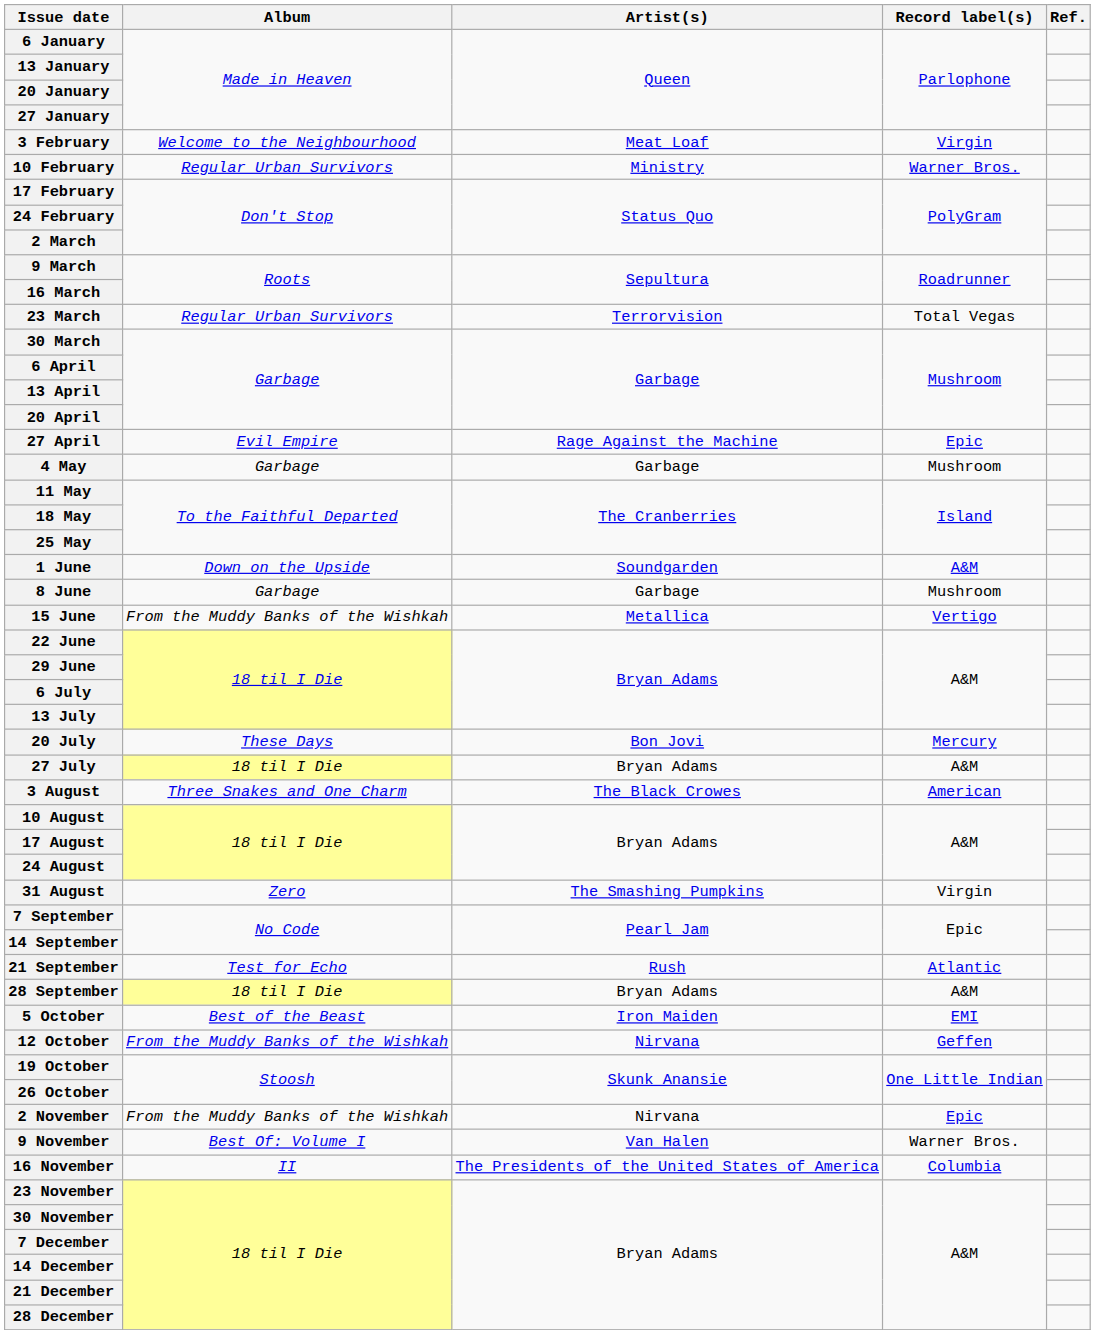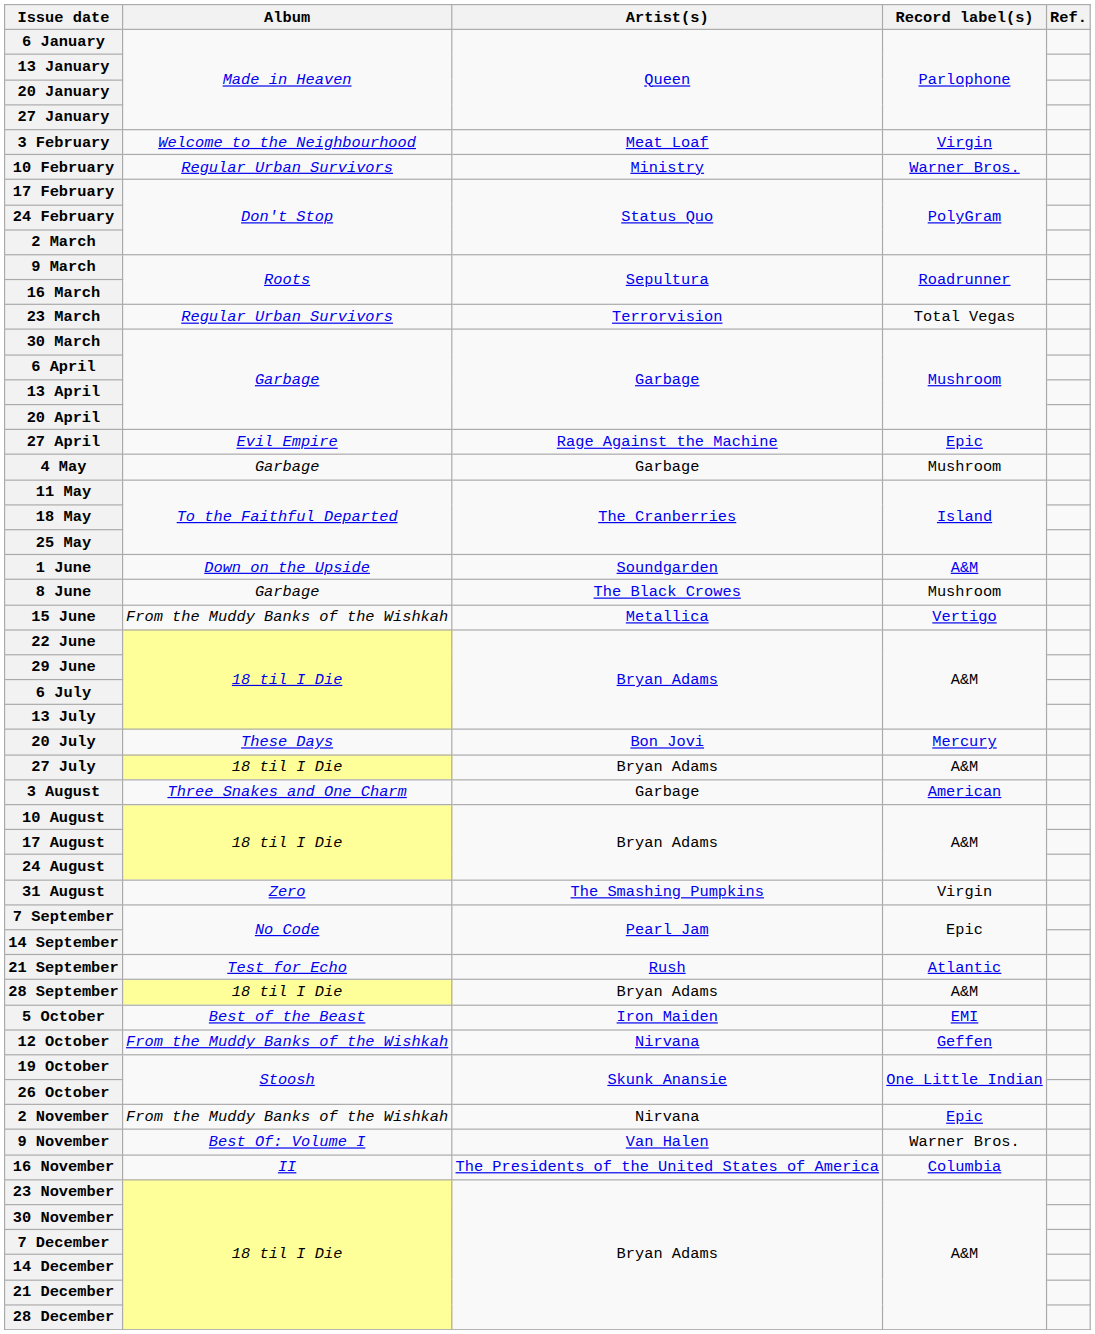(667, 592) Garbage -> (667, 592) The Black Crowes
(667, 792) The Black Crowes -> (667, 792) Garbage
